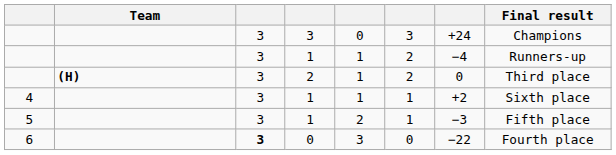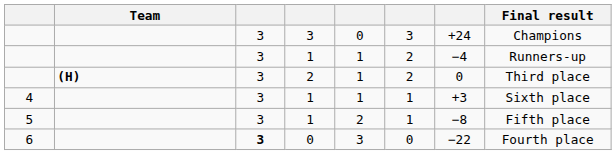(459, 98) +2 -> (459, 98) +3
(459, 119) −3 -> (459, 119) −8
